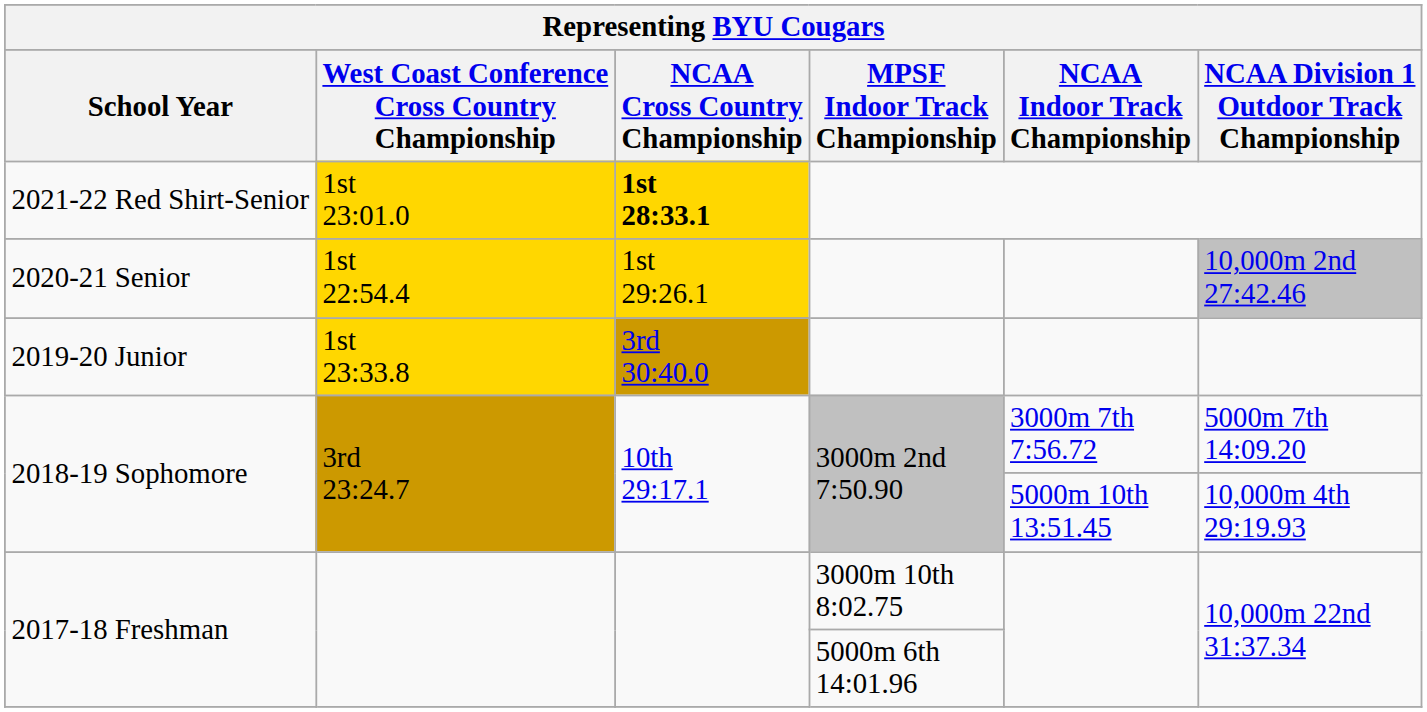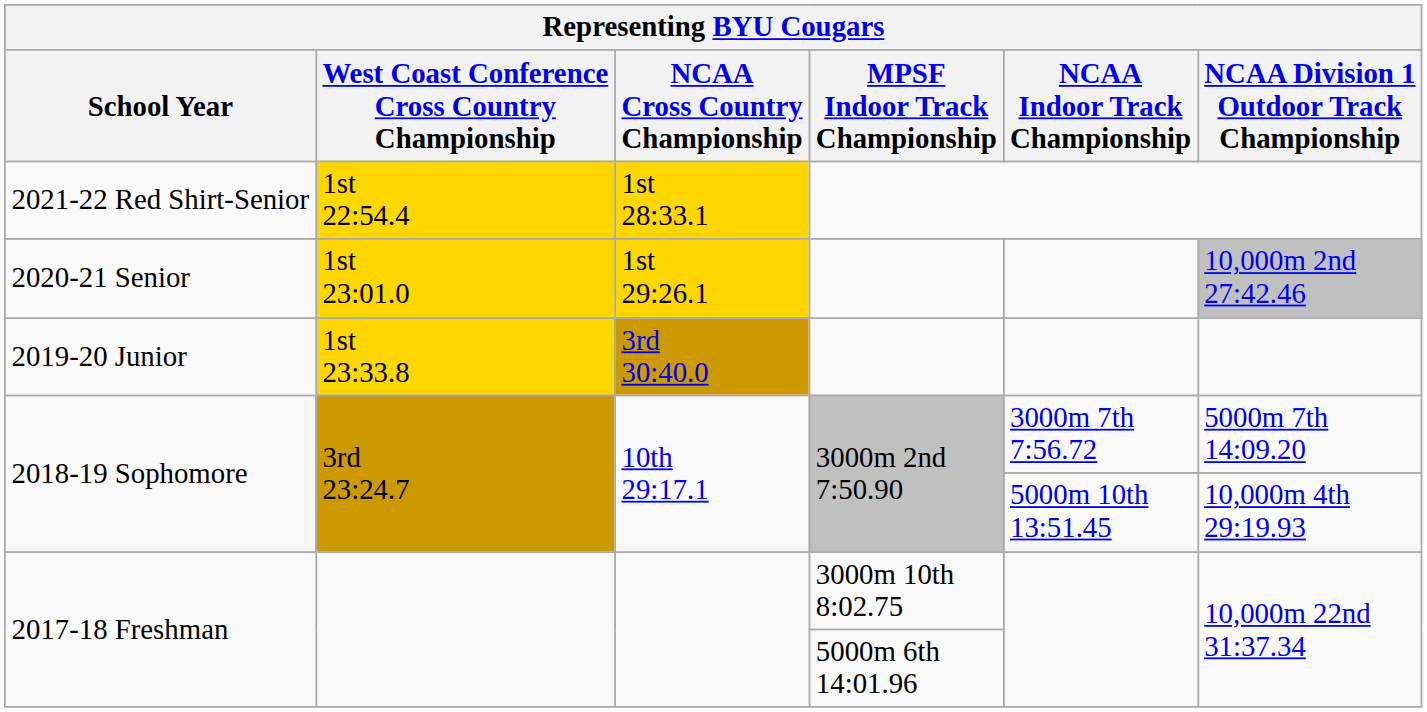(366, 199) 1st 23:01.0 -> (366, 199) 1st 22:54.4
(666, 199) bold -> (665, 199) normal
(366, 277) 1st 22:54.4 -> (366, 277) 1st 23:01.0
